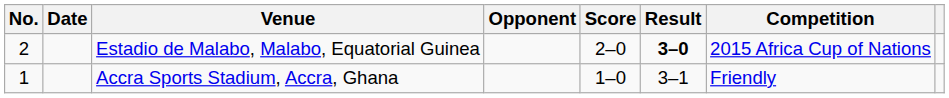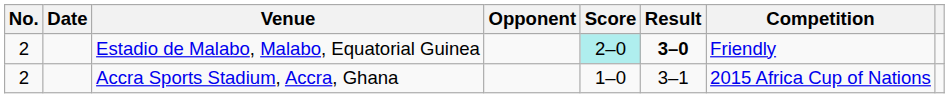(610, 48) no background -> (610, 48) paleturquoise background
(821, 48) 2015 Africa Cup of Nations -> (743, 48) Friendly
(24, 78) 1 -> (24, 78) 2
(743, 78) Friendly -> (821, 78) 2015 Africa Cup of Nations
